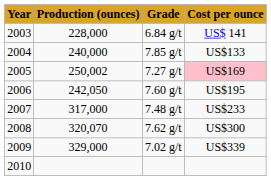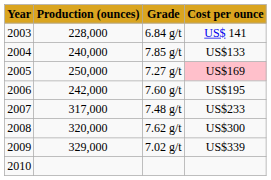(88, 71) 250,002 -> (88, 71) 250,000
(88, 90) 242,050 -> (88, 90) 242,000
(88, 128) 320,070 -> (88, 128) 320,000
